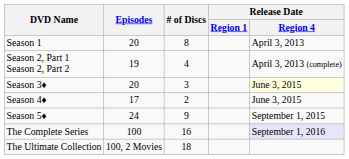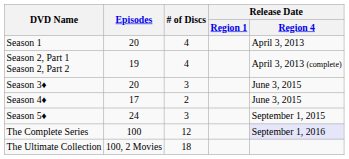(186, 43) 8 -> (186, 43) 4
(277, 85) lightyellow background -> (277, 85) no background
(186, 116) 9 -> (186, 116) 3
(186, 131) 16 -> (186, 131) 12
